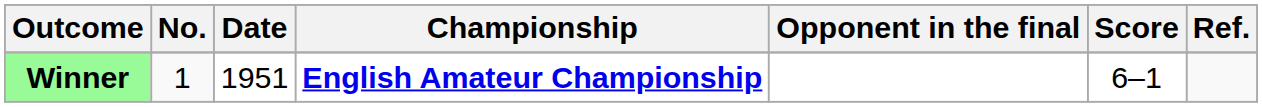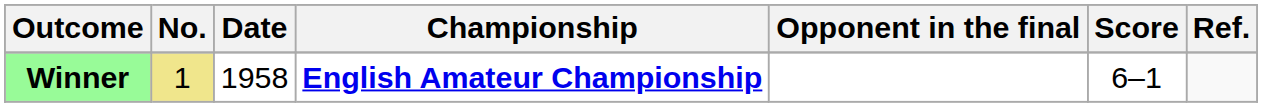(182, 76) no background -> (182, 76) khaki background
(255, 76) 1951 -> (255, 76) 1958
